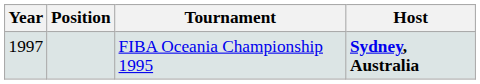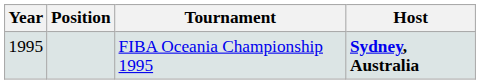(26, 45) 1997 -> (26, 45) 1995
